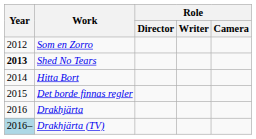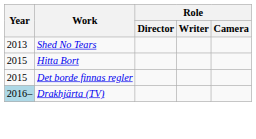- row: (65, 45)
(17, 61) bold -> (17, 45) normal
(17, 77) 2014 -> (17, 61) 2015
- row: (60, 110)
